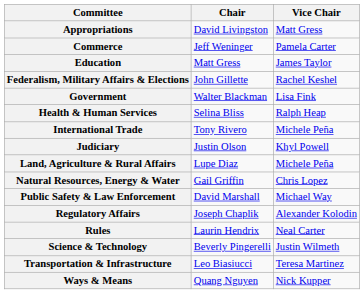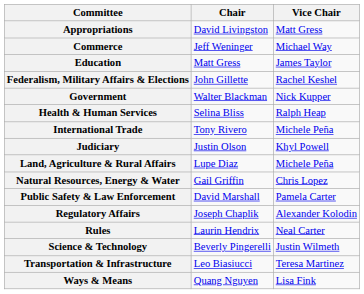(306, 46) Pamela Carter -> (304, 46) Michael Way
(296, 96) Lisa Fink -> (303, 96) Nick Kupper
(304, 197) Michael Way -> (306, 197) Pamela Carter
(303, 280) Nick Kupper -> (296, 280) Lisa Fink
